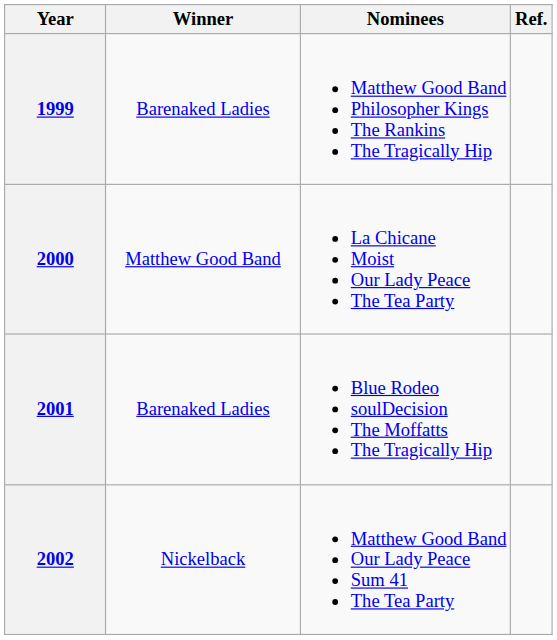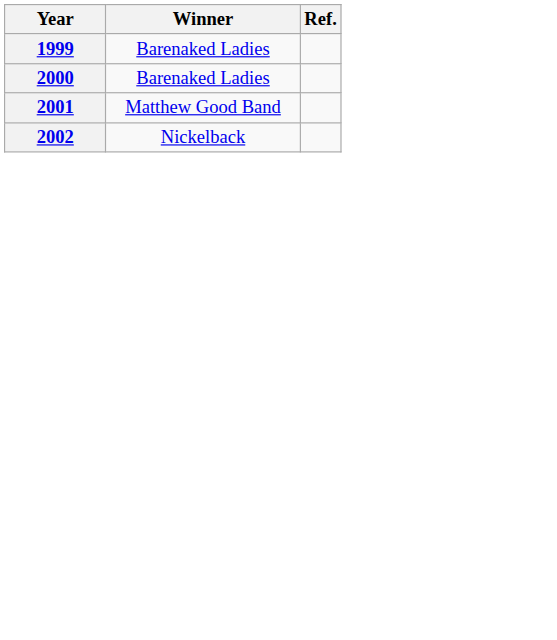- column: (405, 19)
(203, 259) Matthew Good Band -> (203, 78) Barenaked Ladies
(203, 409) Barenaked Ladies -> (203, 107) Matthew Good Band
